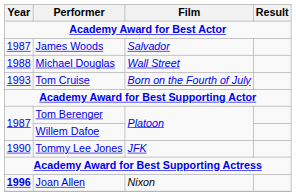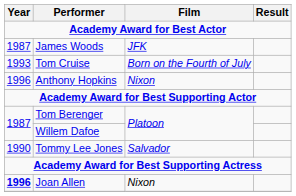(149, 47) Salvador -> (137, 47) JFK
- row: (75, 64)
+ row: (76, 81)
(137, 149) JFK -> (149, 149) Salvador
